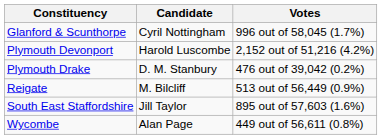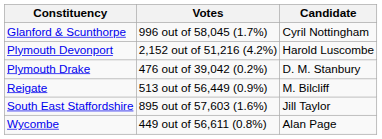columns swapped: (185, 13) <-> (305, 13)
